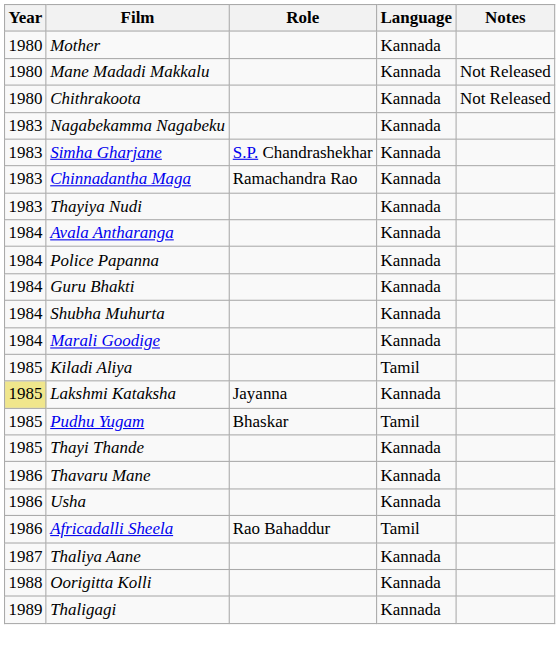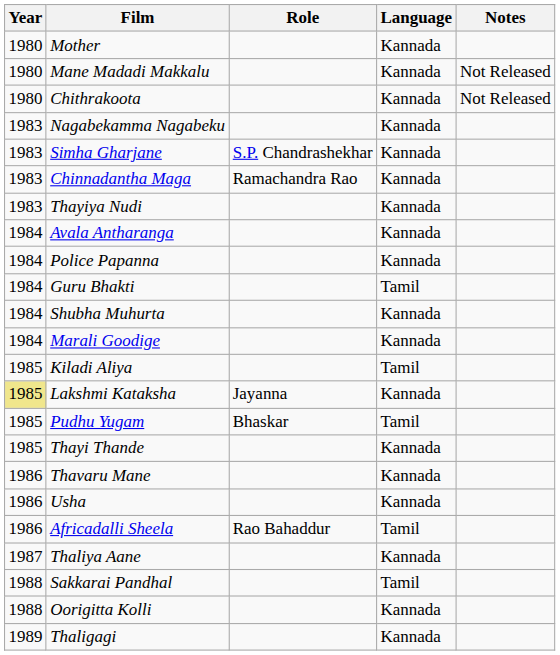(411, 286) Kannada -> (400, 286) Tamil
+ row: (111, 582)
